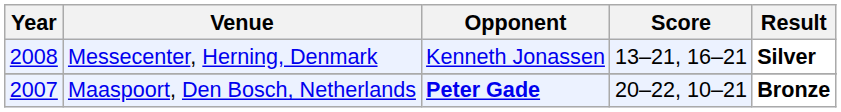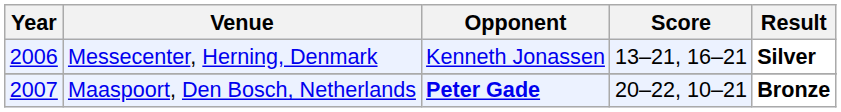(34, 56) 2008 -> (34, 56) 2006
